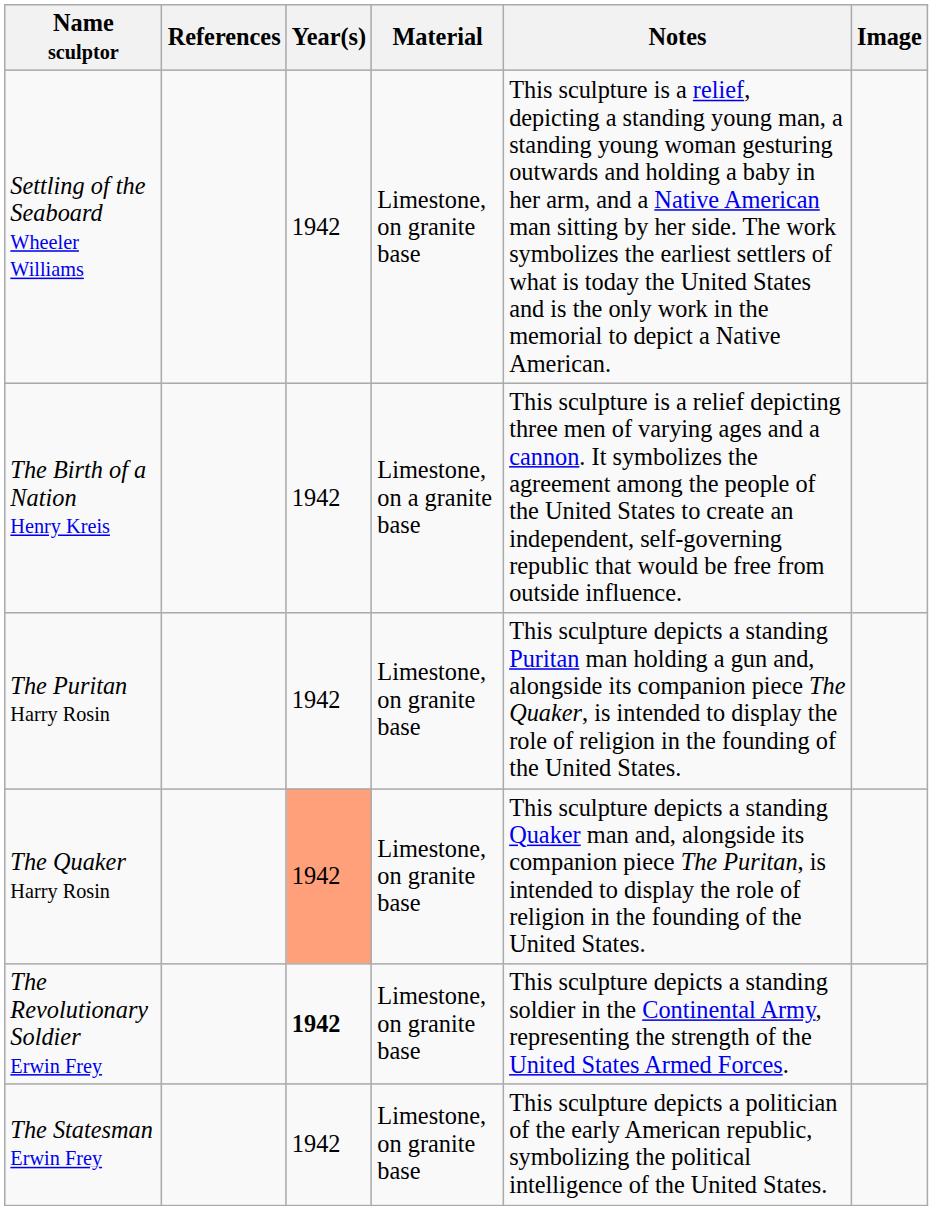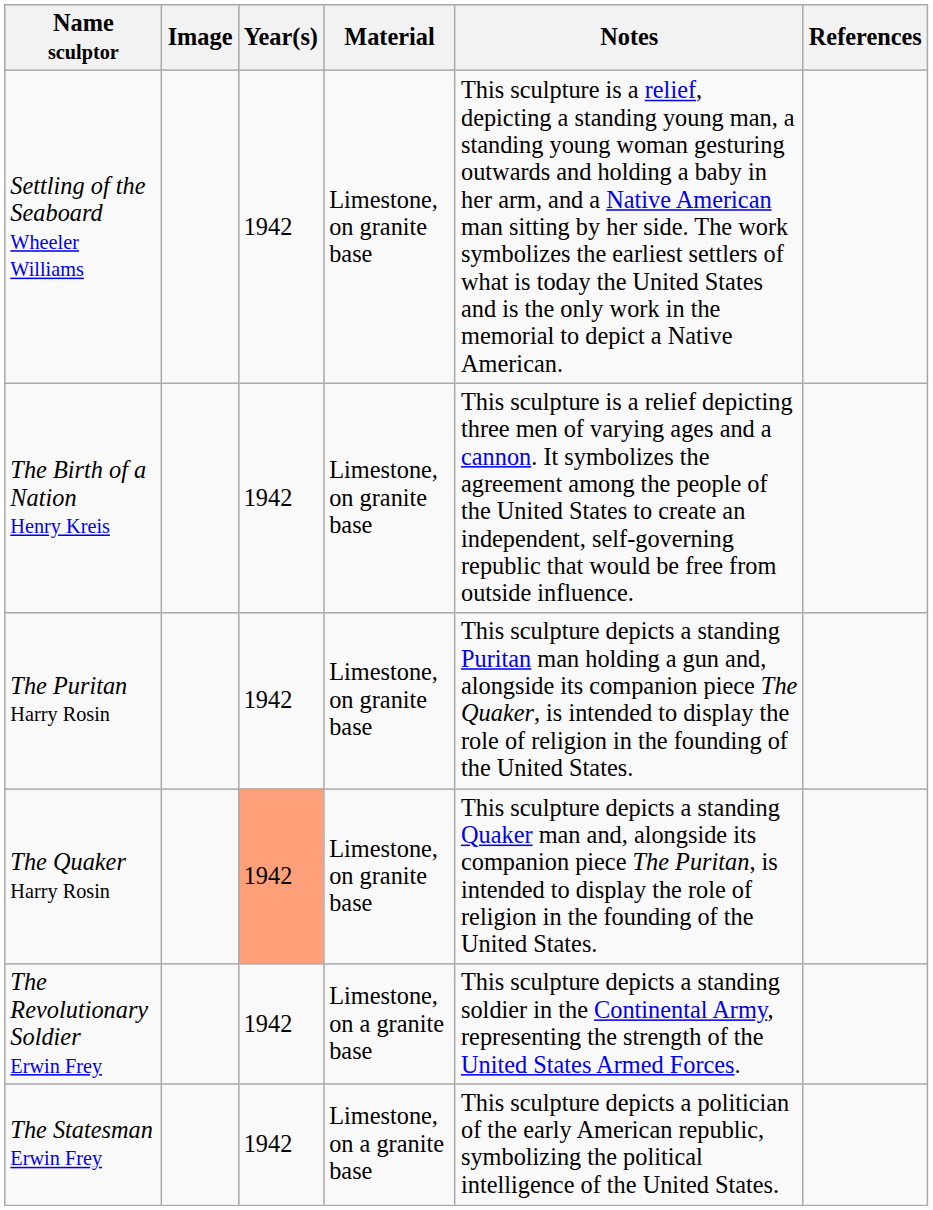columns swapped: (889, 37) <-> (224, 37)
(435, 497) Limestone, on a granite base -> (384, 497) Limestone, on granite base
(316, 1023) bold -> (268, 1023) normal
(432, 1023) Limestone, on granite base -> (387, 1023) Limestone, on a granite base
(432, 1144) Limestone, on granite base -> (387, 1144) Limestone, on a granite base
